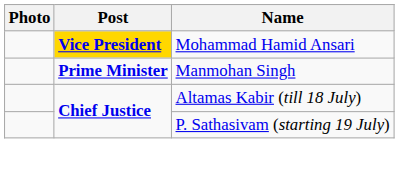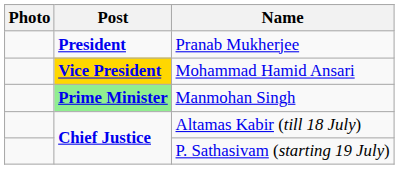+ row: (237, 44)
(113, 71) no background -> (113, 97) lightgreen background
